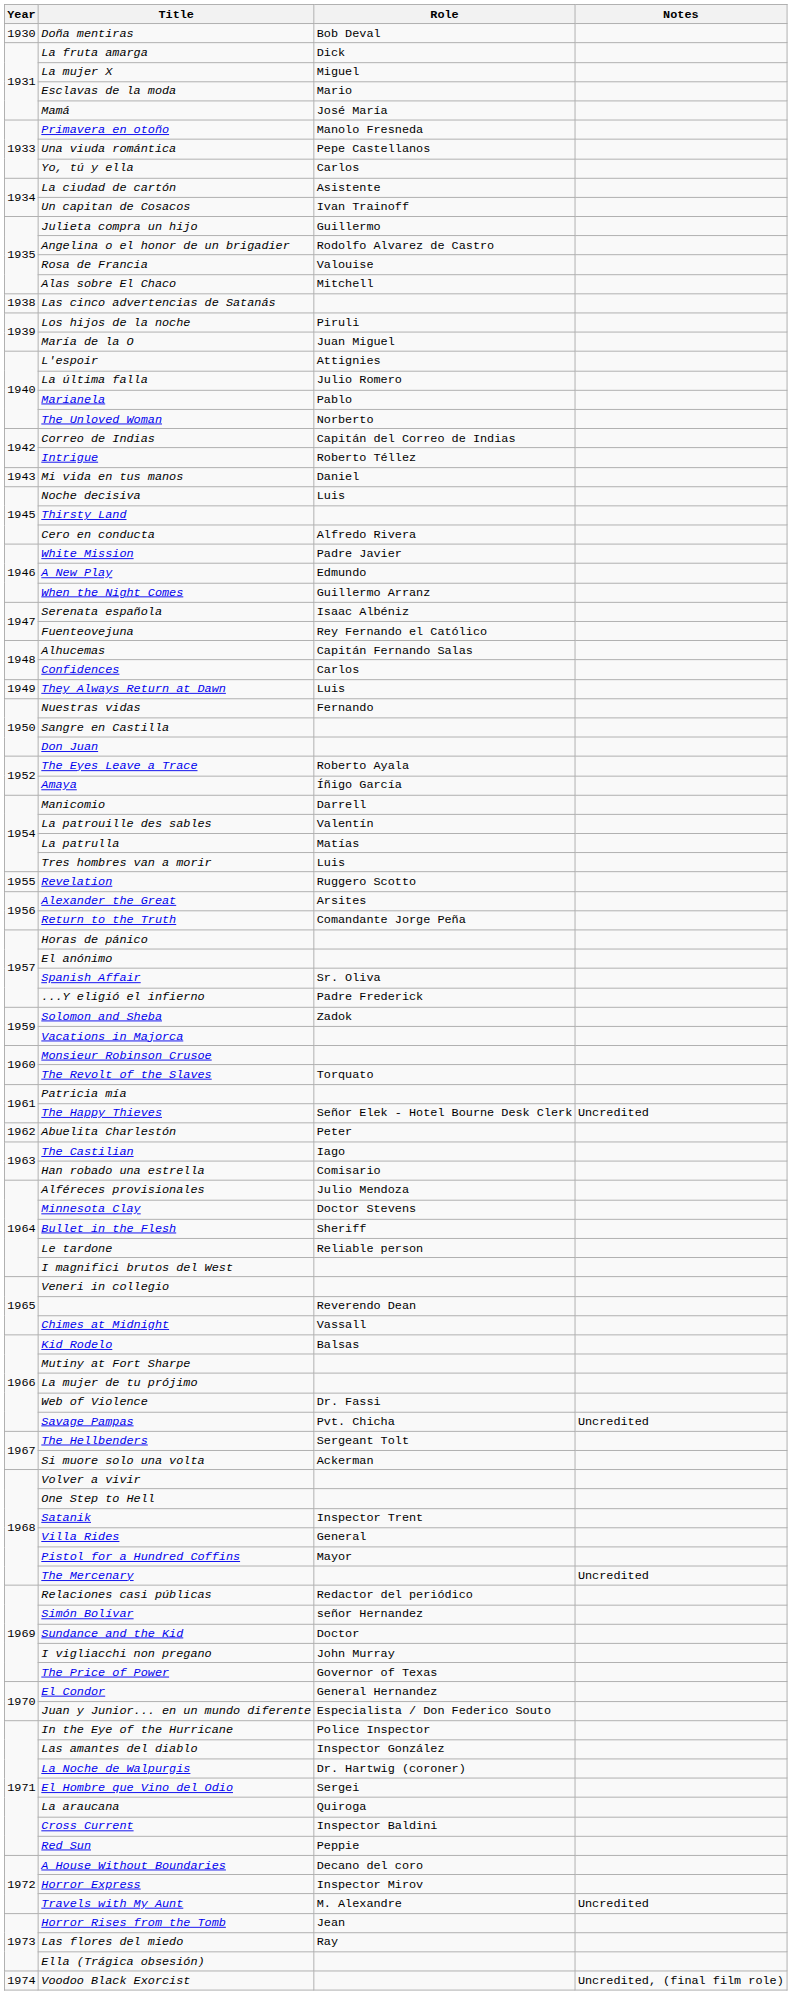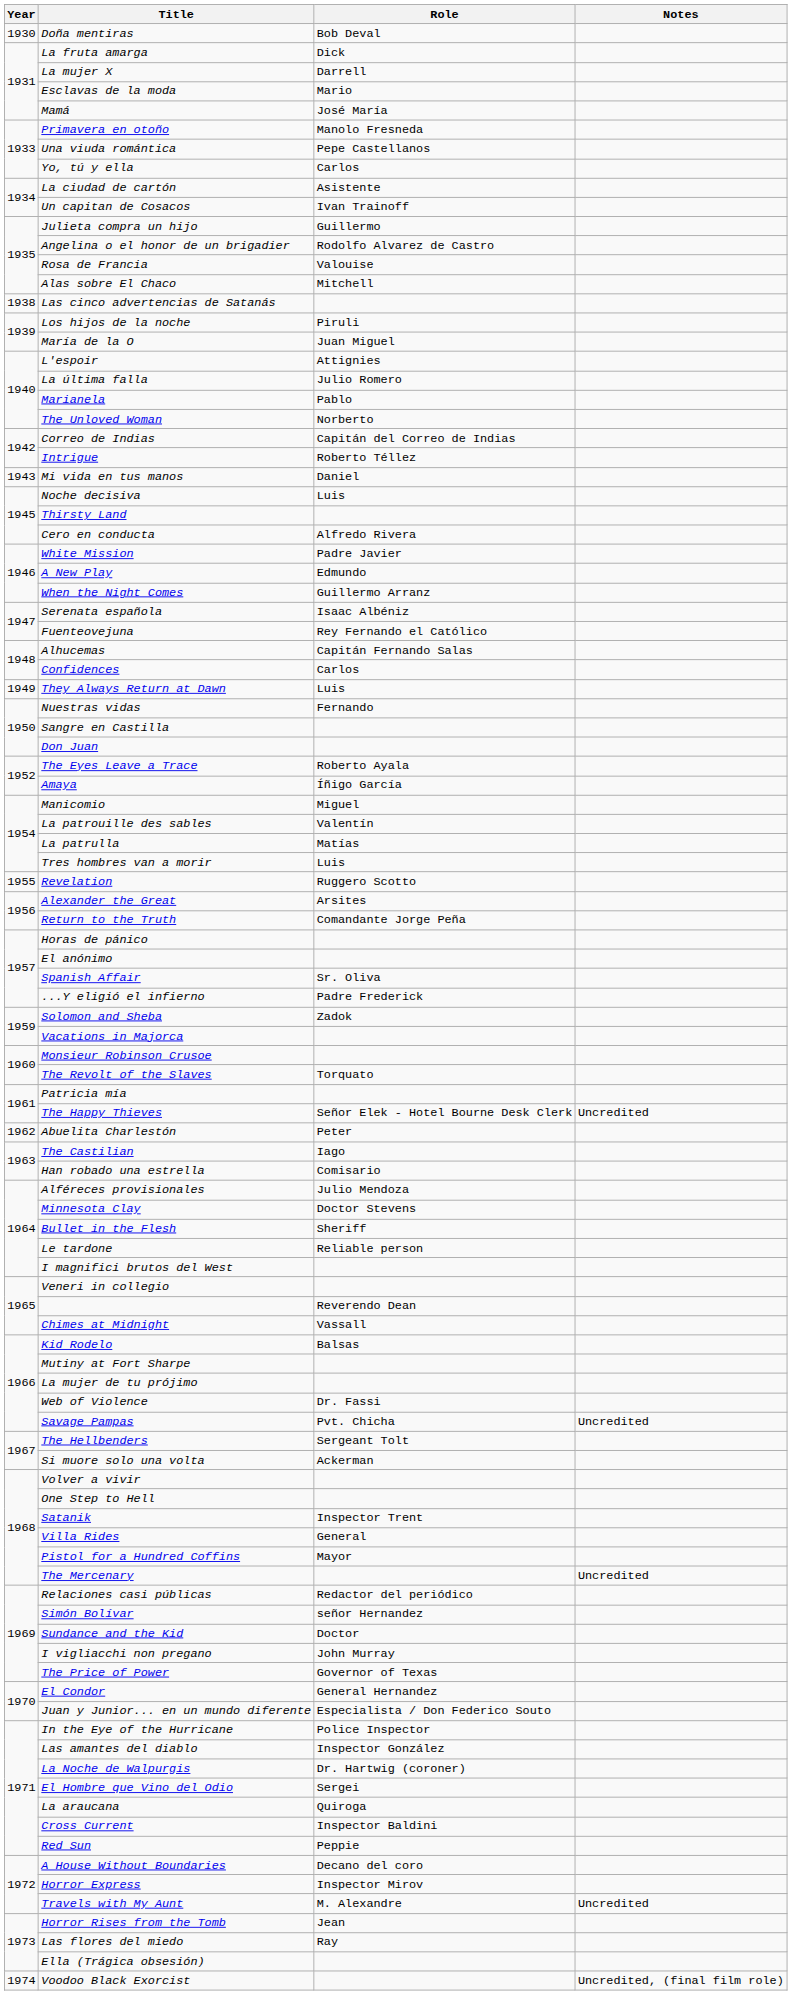(338, 72) Miguel -> (342, 72) Darrell
(342, 805) Darrell -> (338, 805) Miguel
